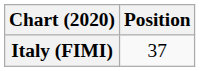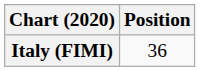(157, 50) 37 -> (157, 50) 36
